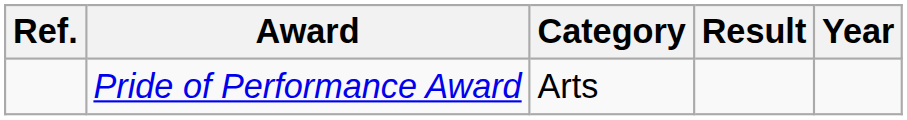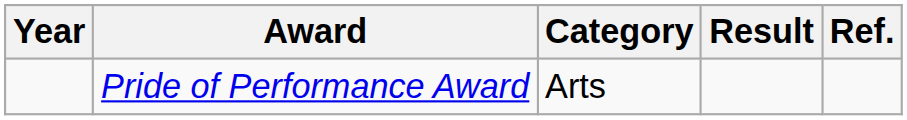columns swapped: (858, 31) <-> (45, 31)
